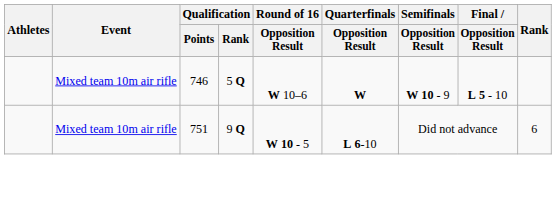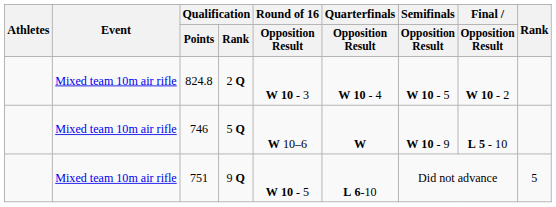+ row: (199, 81)
(534, 129) 6 -> (534, 178) 5
